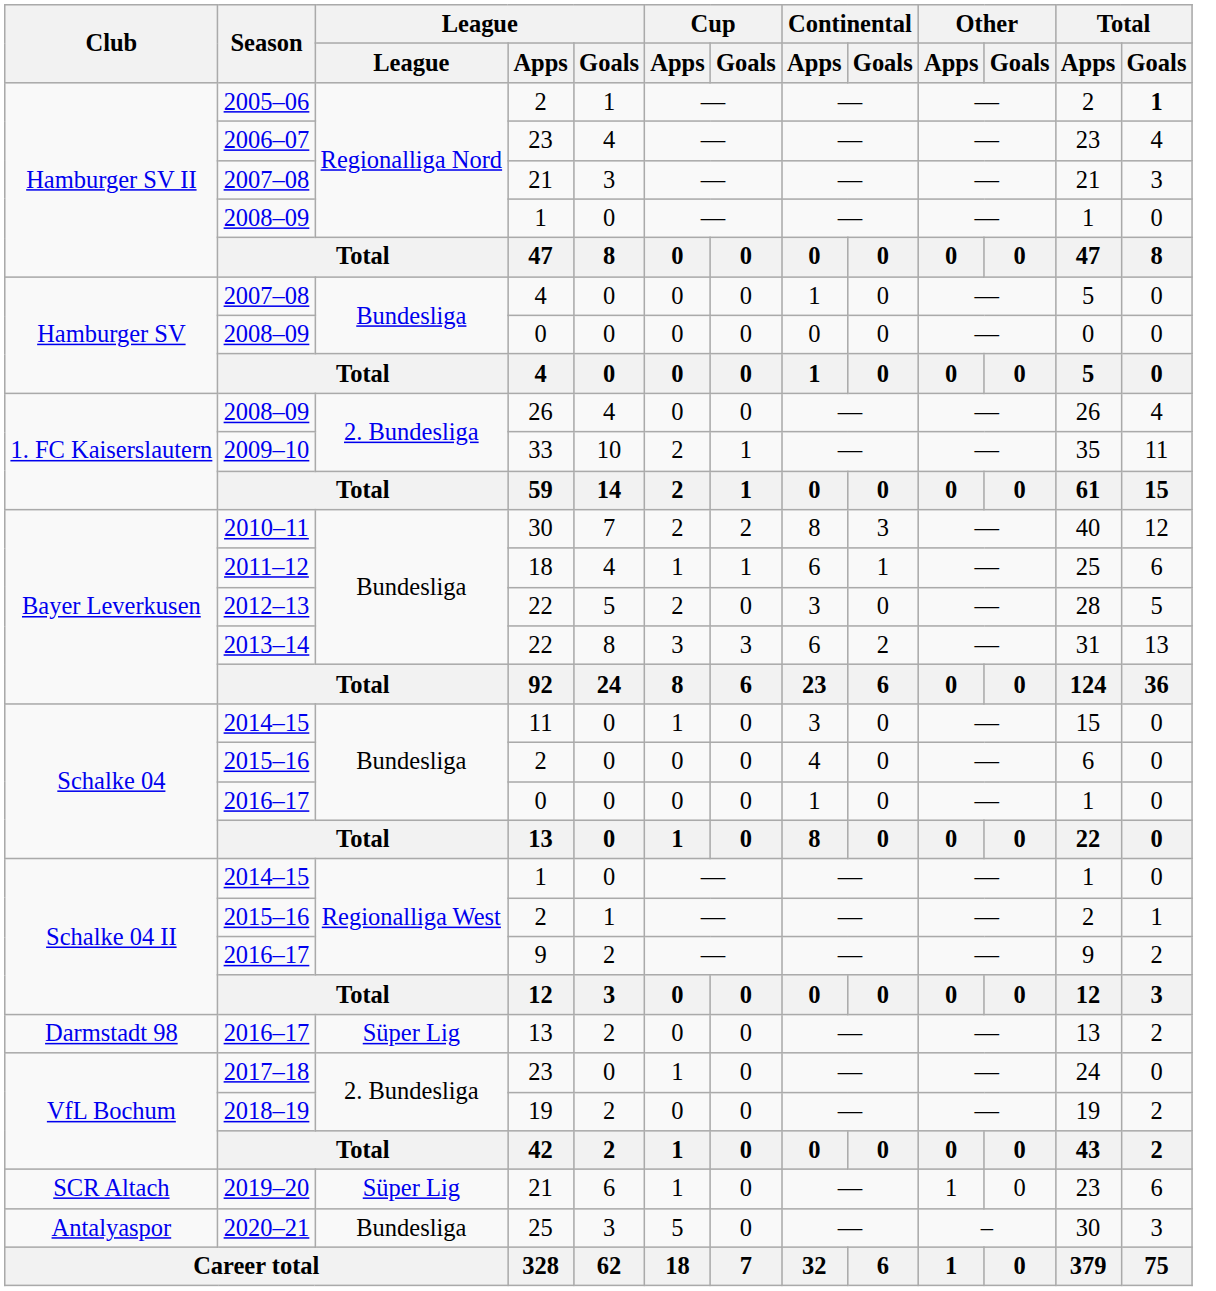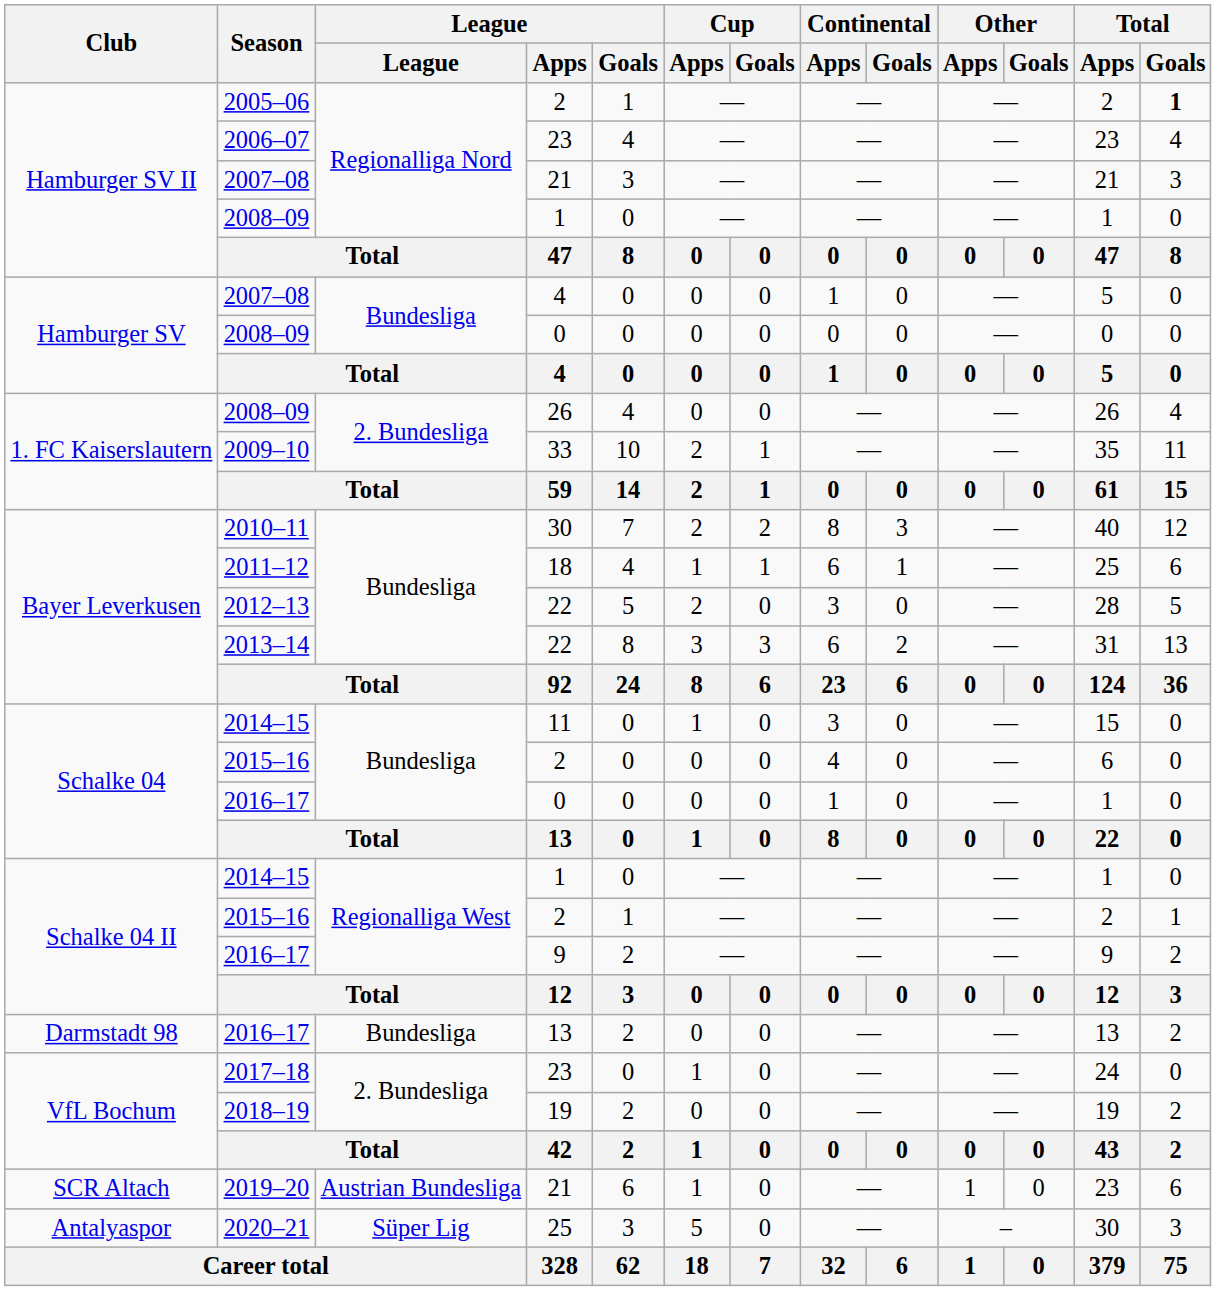(411, 1033) Süper Lig -> (421, 1033) Bundesliga
(411, 1188) Süper Lig -> (421, 1188) Austrian Bundesliga
(411, 1227) Bundesliga -> (421, 1227) Süper Lig
